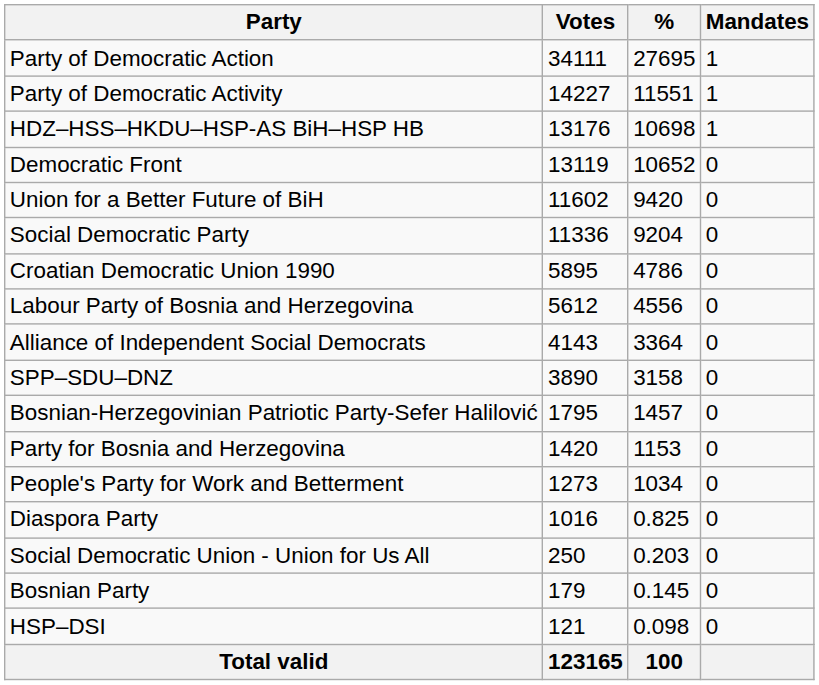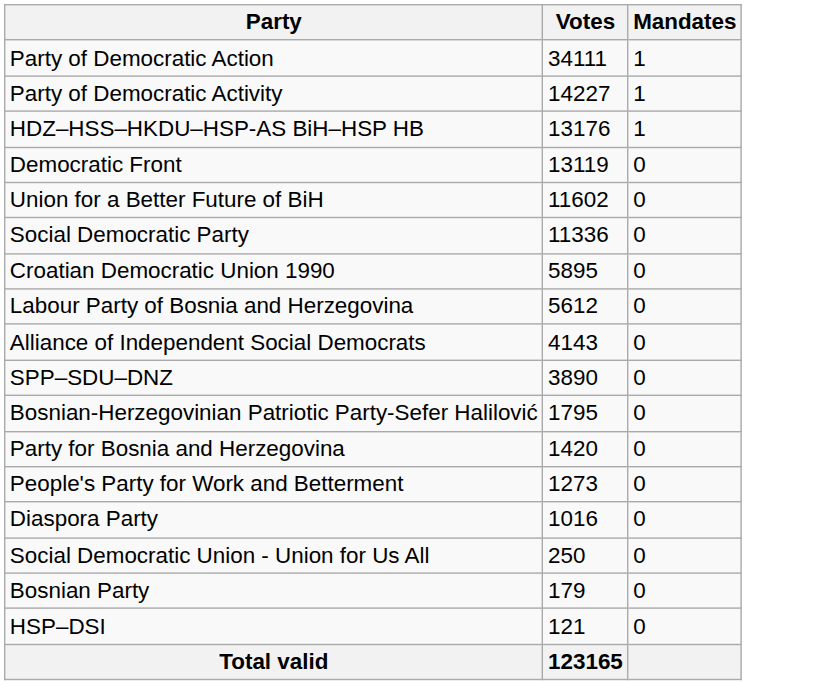- column: (664, 22)
